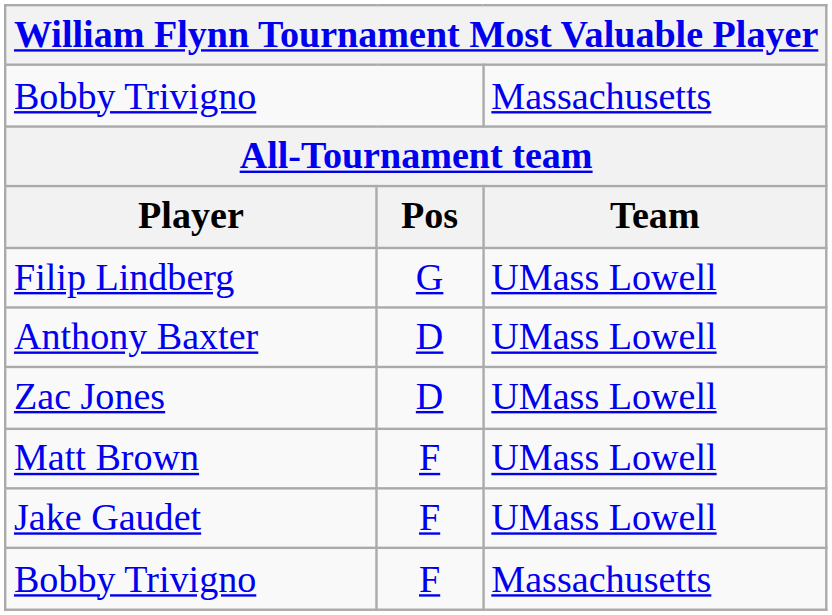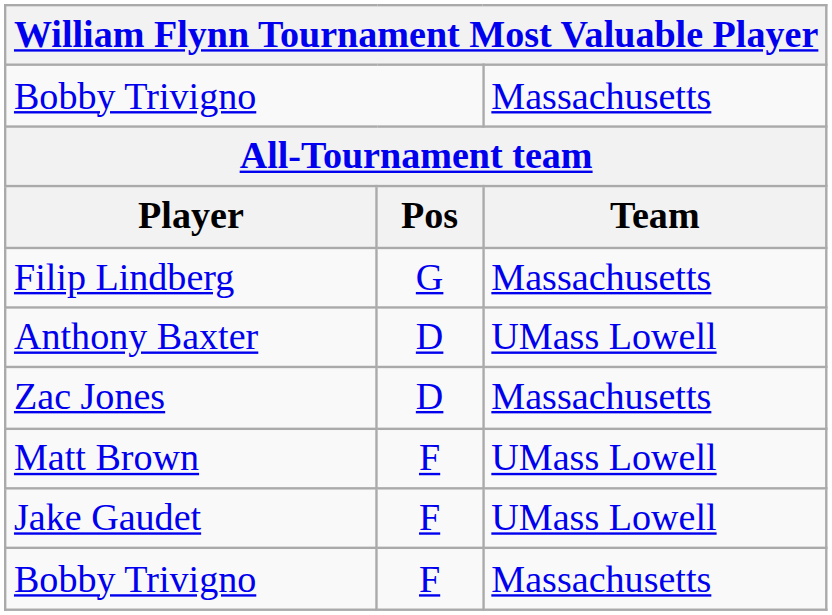(604, 276) UMass Lowell -> (601, 276) Massachusetts
(604, 397) UMass Lowell -> (601, 397) Massachusetts
